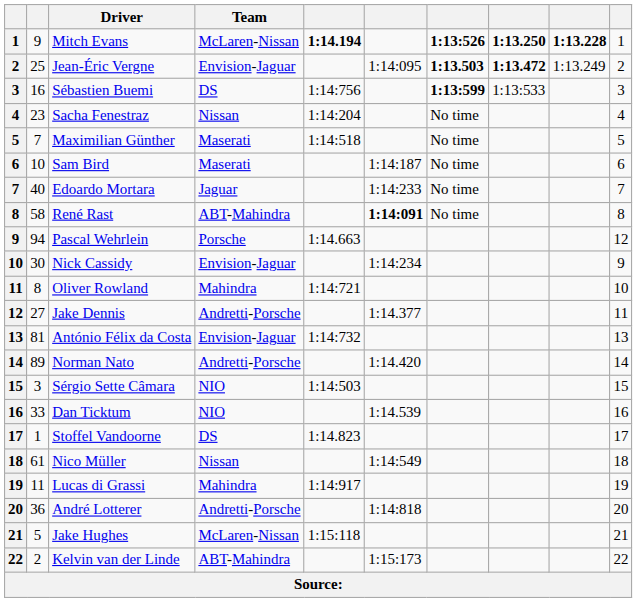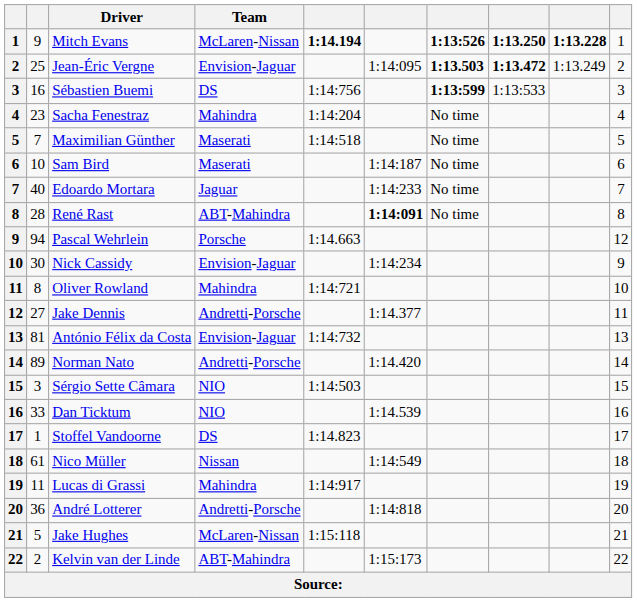(219, 115) Nissan -> (227, 115) Mahindra
(38, 213) 58 -> (38, 213) 28
